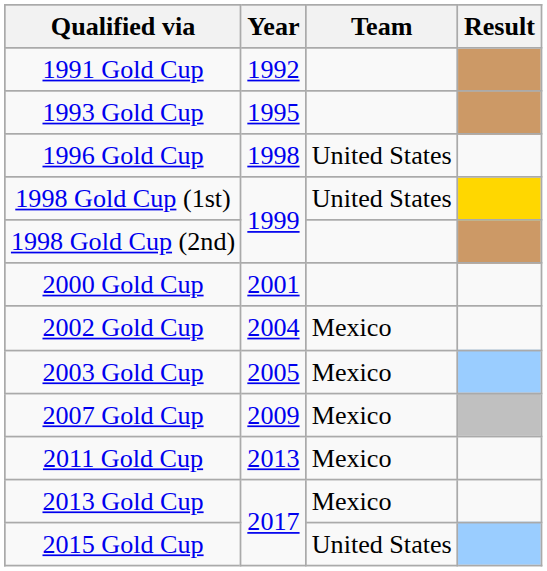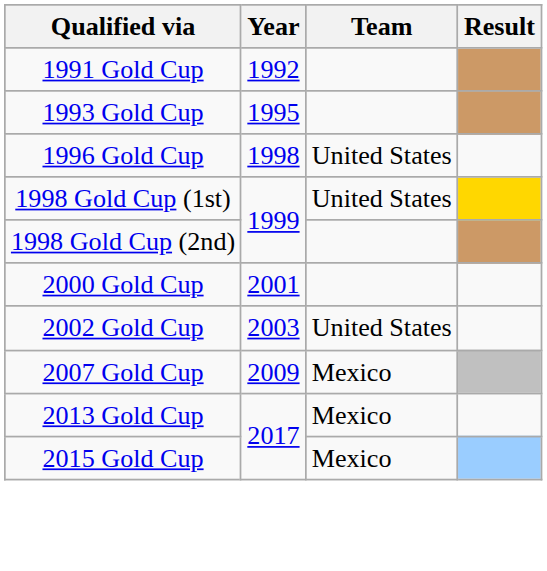(273, 327) 2004 -> (273, 327) 2003
(352, 327) Mexico -> (382, 327) United States
- row: (123, 371)
- row: (123, 457)
(382, 543) United States -> (352, 457) Mexico
